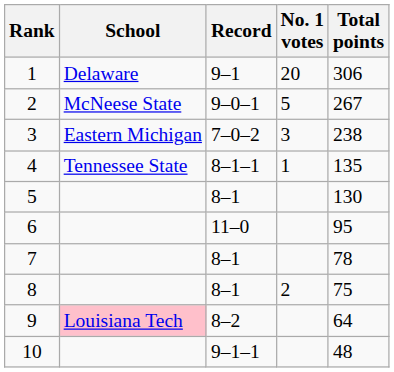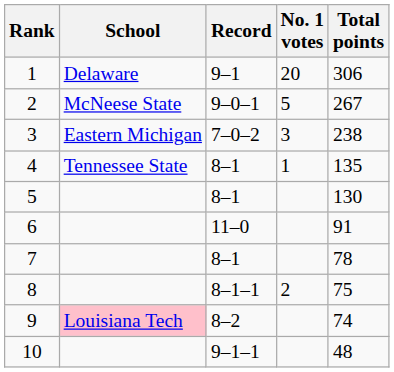(235, 165) 8–1–1 -> (226, 165) 8–1
(343, 227) 95 -> (343, 227) 91
(226, 289) 8–1 -> (235, 289) 8–1–1
(343, 320) 64 -> (343, 320) 74
